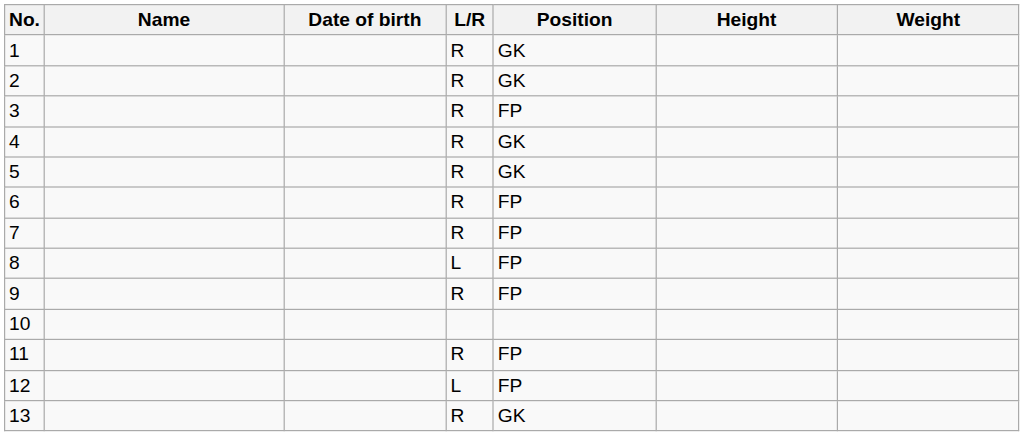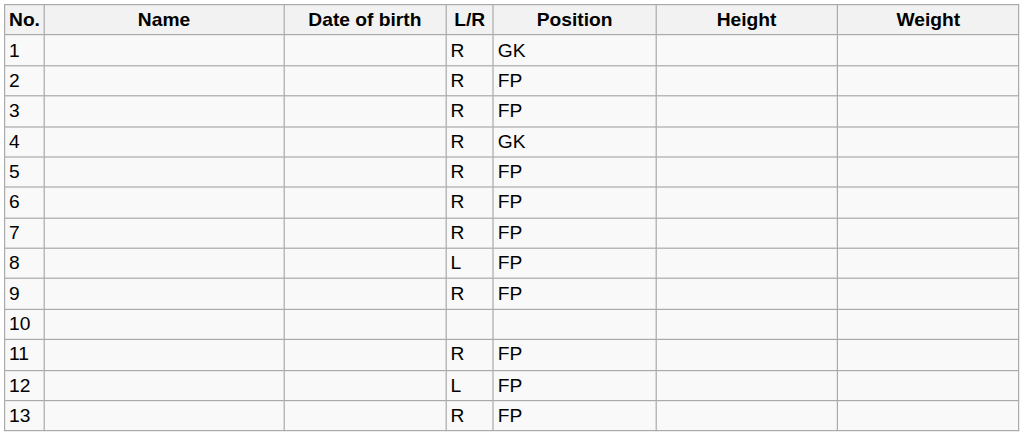(512, 80) GK -> (510, 80) FP
(512, 171) GK -> (510, 171) FP
(512, 415) GK -> (510, 415) FP
